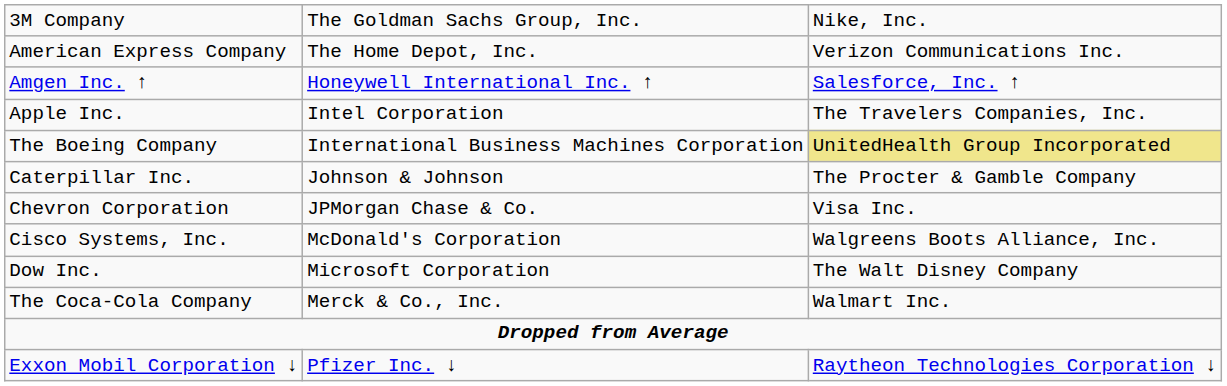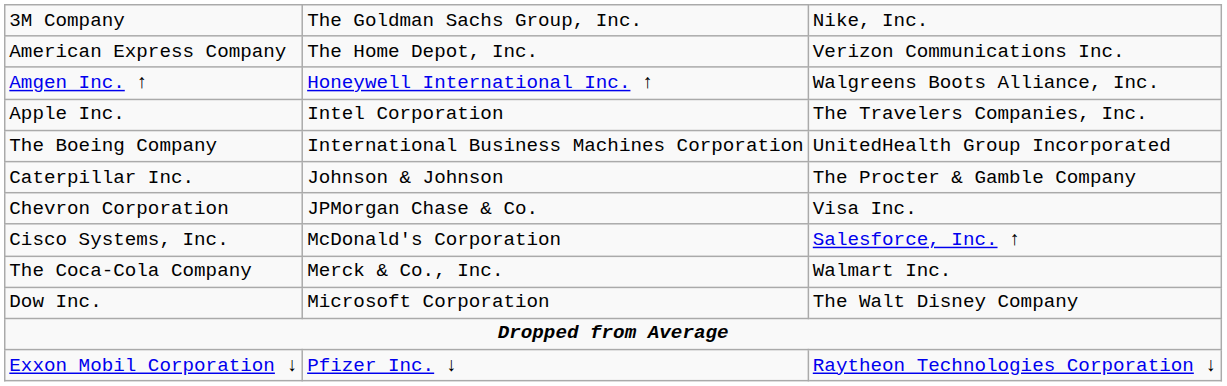(917, 83) Salesforce, Inc. ↑ -> (986, 83) Walgreens Boots Alliance, Inc.
(992, 146) khaki background -> (992, 146) no background
(986, 240) Walgreens Boots Alliance, Inc. -> (917, 240) Salesforce, Inc. ↑
rows swapped: (131, 303) <-> (56, 271)
